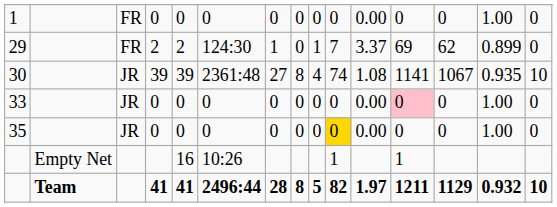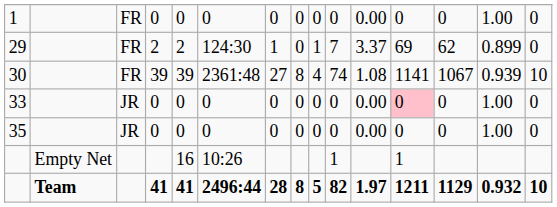(130, 74) JR -> (131, 74) FR
(501, 74) 0.935 -> (501, 74) 0.939
(334, 131) gold background -> (334, 131) no background
